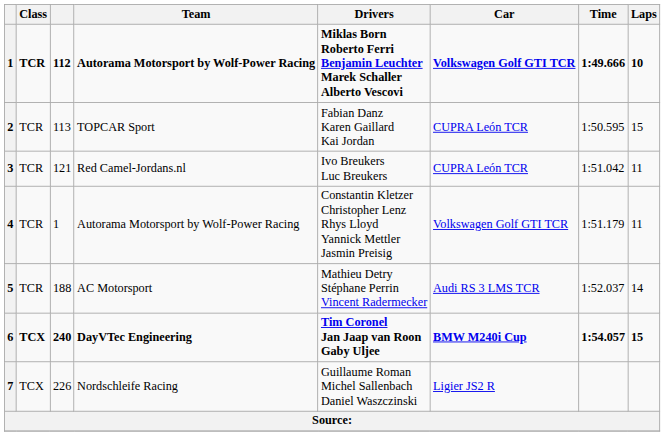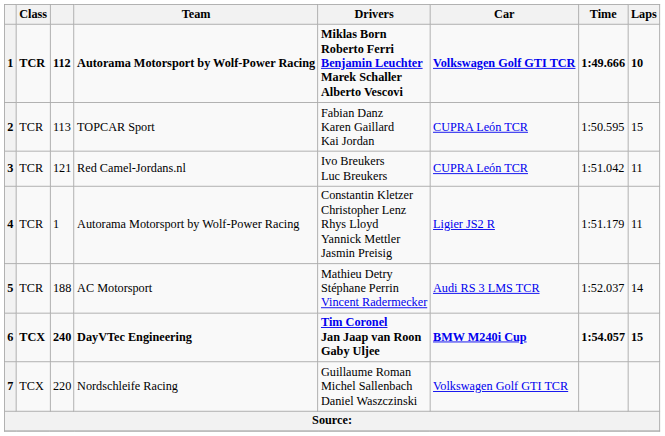(501, 224) Volkswagen Golf GTI TCR -> (464, 224) Ligier JS2 R
(62, 385) 226 -> (62, 385) 220
(464, 385) Ligier JS2 R -> (501, 385) Volkswagen Golf GTI TCR
